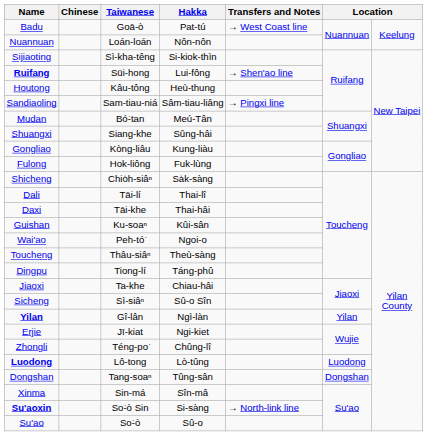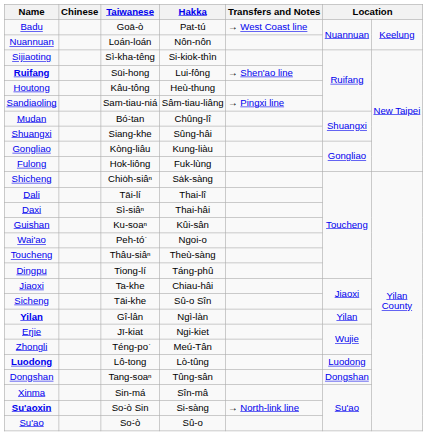(193, 118) Meú-Tân -> (193, 118) Chûng-lî
(130, 210) Tāi-khe -> (130, 210) Sì-siâⁿ
(130, 301) Sì-siâⁿ -> (130, 301) Tāi-khe
(193, 347) Chûng-lî -> (193, 347) Meú-Tân
